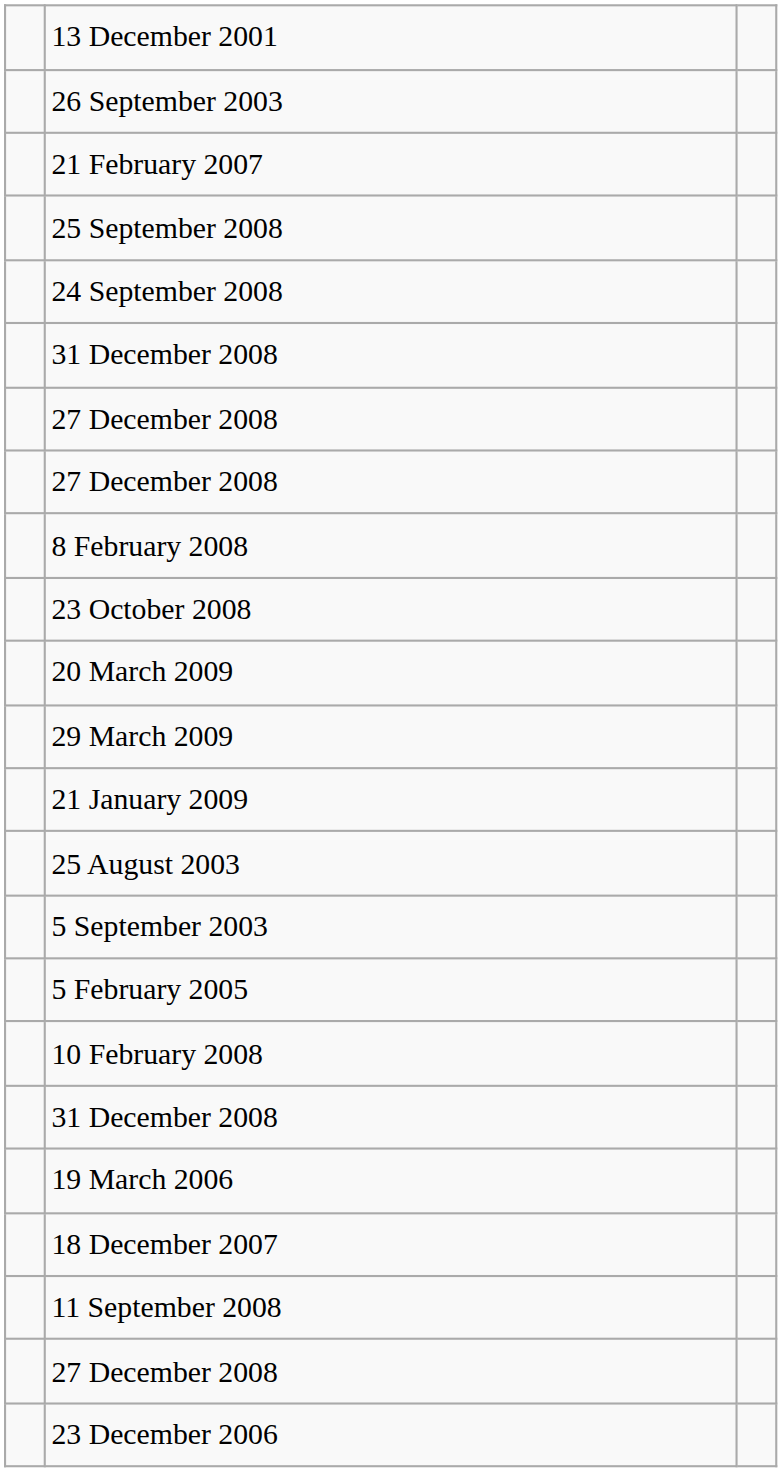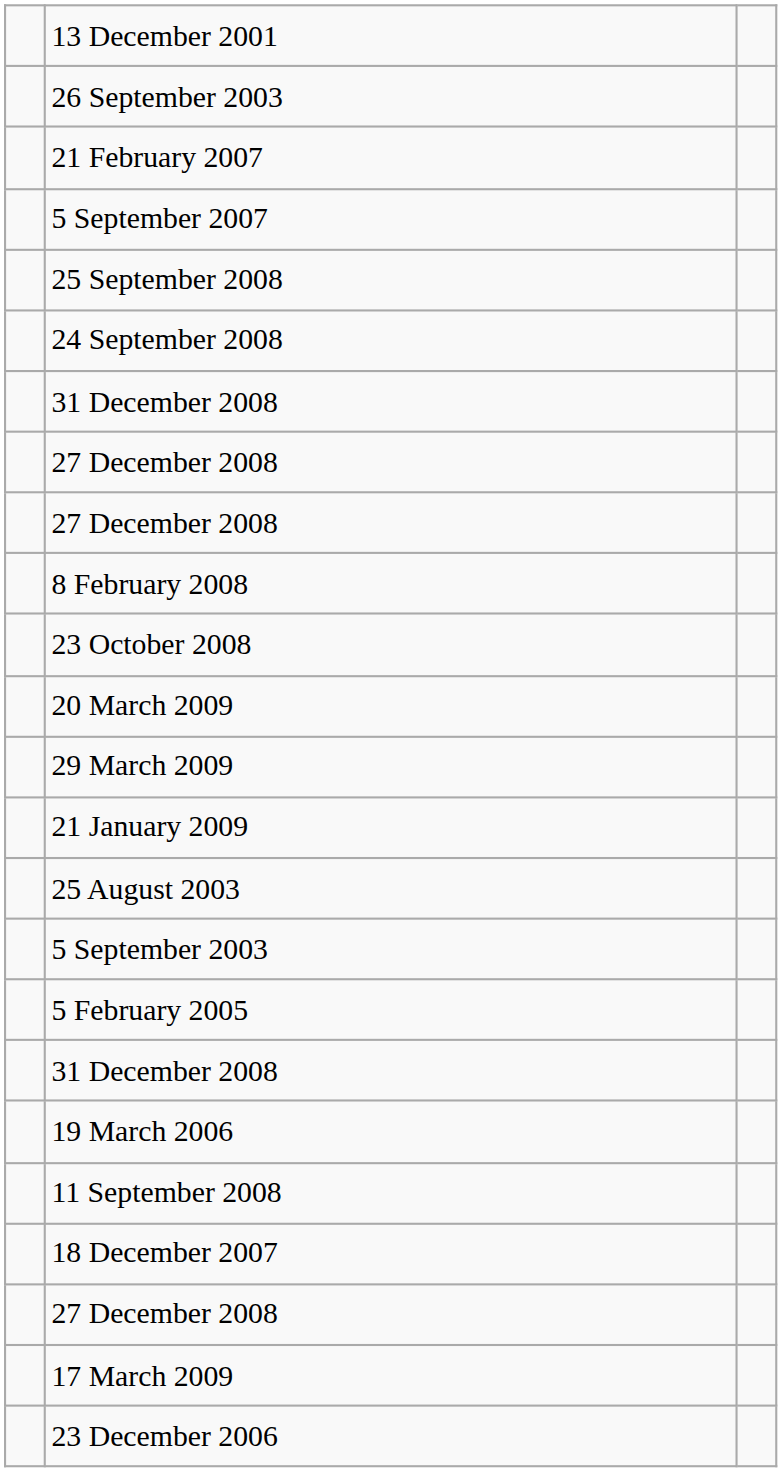+ row: (25, 219)
- row: (25, 1054)
rows swapped: (25, 1244) <-> (25, 1308)
+ row: (25, 1375)
